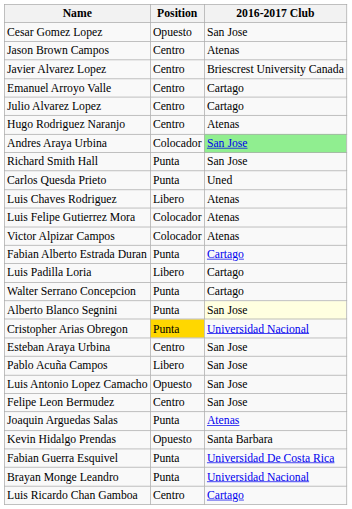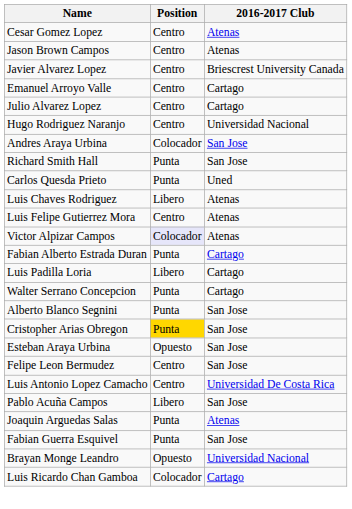(172, 32) Opuesto -> (169, 32) Centro
(227, 32) San Jose -> (223, 32) Atenas
(223, 124) Atenas -> (258, 124) Universidad Nacional
(227, 143) lightgreen background -> (227, 143) no background
(177, 217) Colocador -> (169, 217) Centro
(177, 236) no background -> (177, 236) lavender background
(227, 310) lightyellow background -> (227, 310) no background
(258, 328) Universidad Nacional -> (227, 328) San Jose
(169, 347) Centro -> (172, 347) Opuesto
rows swapped: (57, 365) <-> (61, 402)
(172, 384) Opuesto -> (169, 384) Centro
(227, 384) San Jose -> (271, 384) Universidad De Costa Rica
- row: (62, 439)
(271, 458) Universidad De Costa Rica -> (227, 439) San Jose
(166, 476) Punta -> (172, 458) Opuesto
(169, 495) Centro -> (177, 476) Colocador
